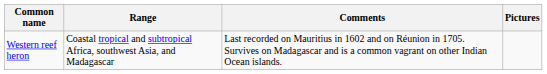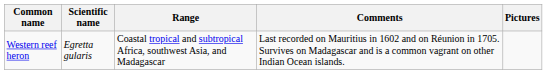+ column: (88, 17)
